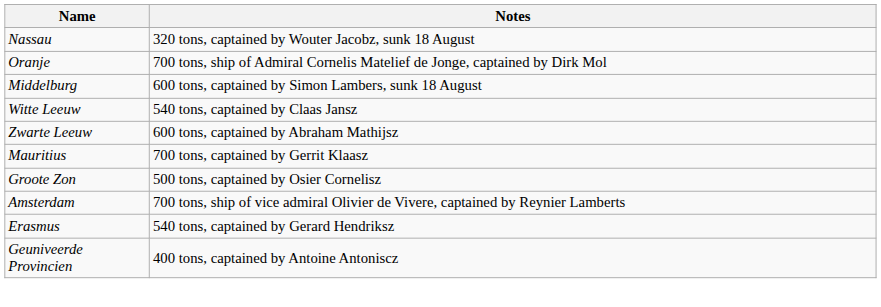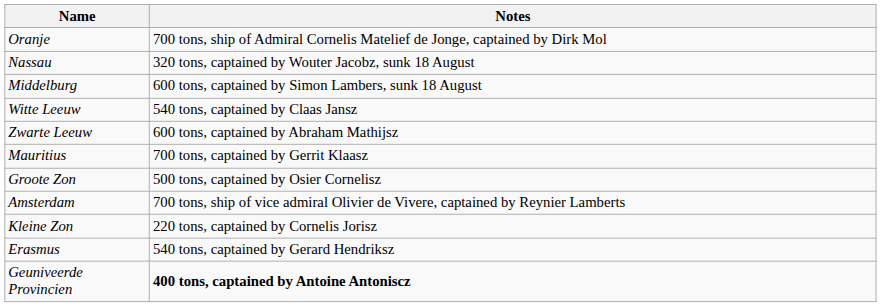rows swapped: (29, 62) <-> (30, 39)
+ row: (41, 226)
(276, 257) normal -> (282, 281) bold
